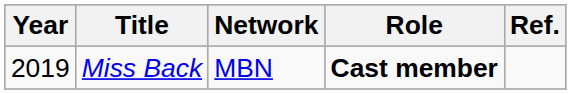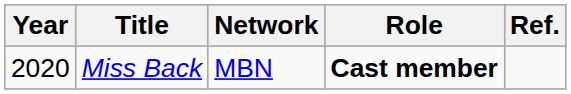(40, 67) 2019 -> (40, 67) 2020
